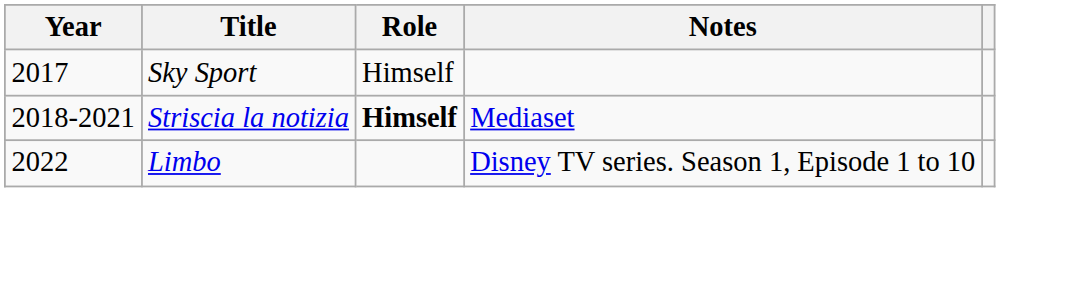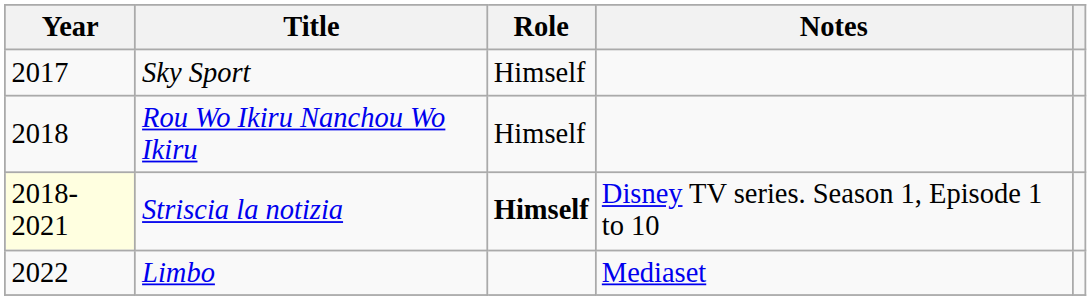+ row: (294, 133)
(73, 117) no background -> (45, 210) lightyellow background
(522, 117) Mediaset -> (822, 210) Disney TV series. Season 1, Episode 1 to 10
(723, 162) Disney TV series. Season 1, Episode 1 to 10 -> (654, 271) Mediaset
